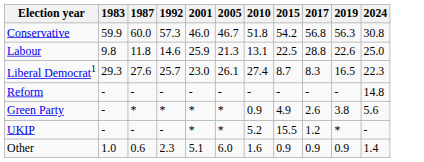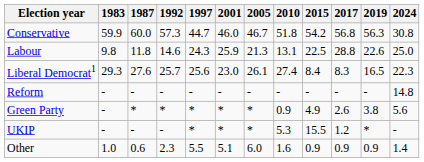+ column: (201, 13)
(284, 71) 8.7 -> (313, 71) 8.4
(254, 129) 5.2 -> (284, 129) 5.3
